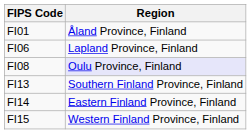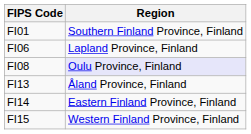(127, 31) Åland Province, Finland -> (156, 31) Southern Finland Province, Finland
(156, 84) Southern Finland Province, Finland -> (127, 84) Åland Province, Finland
